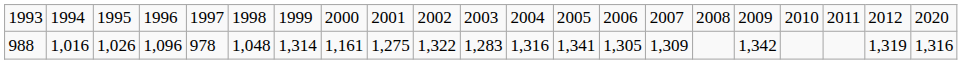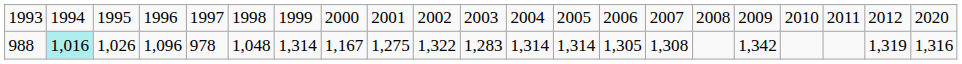(70, 45) no background -> (70, 45) paleturquoise background
(344, 45) 1,161 -> (344, 45) 1,167
(530, 45) 1,316 -> (530, 45) 1,314
(576, 45) 1,341 -> (576, 45) 1,314
(669, 45) 1,309 -> (669, 45) 1,308
